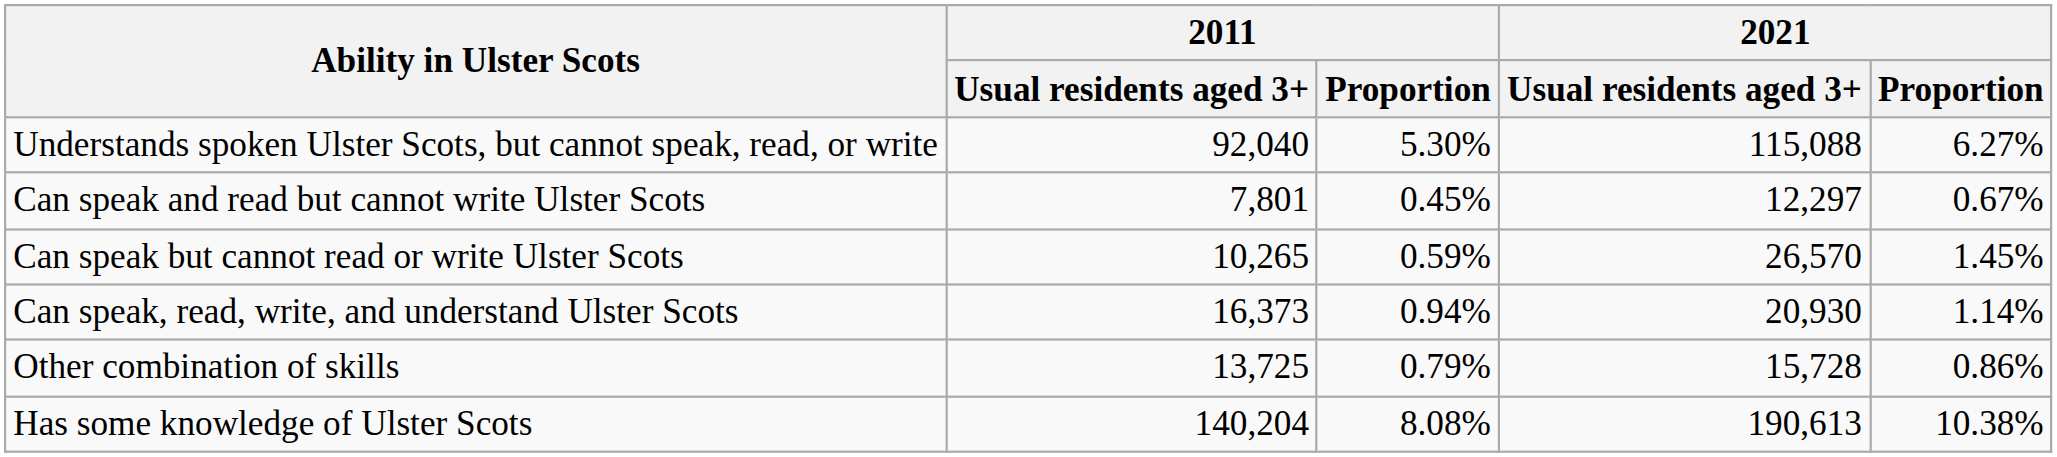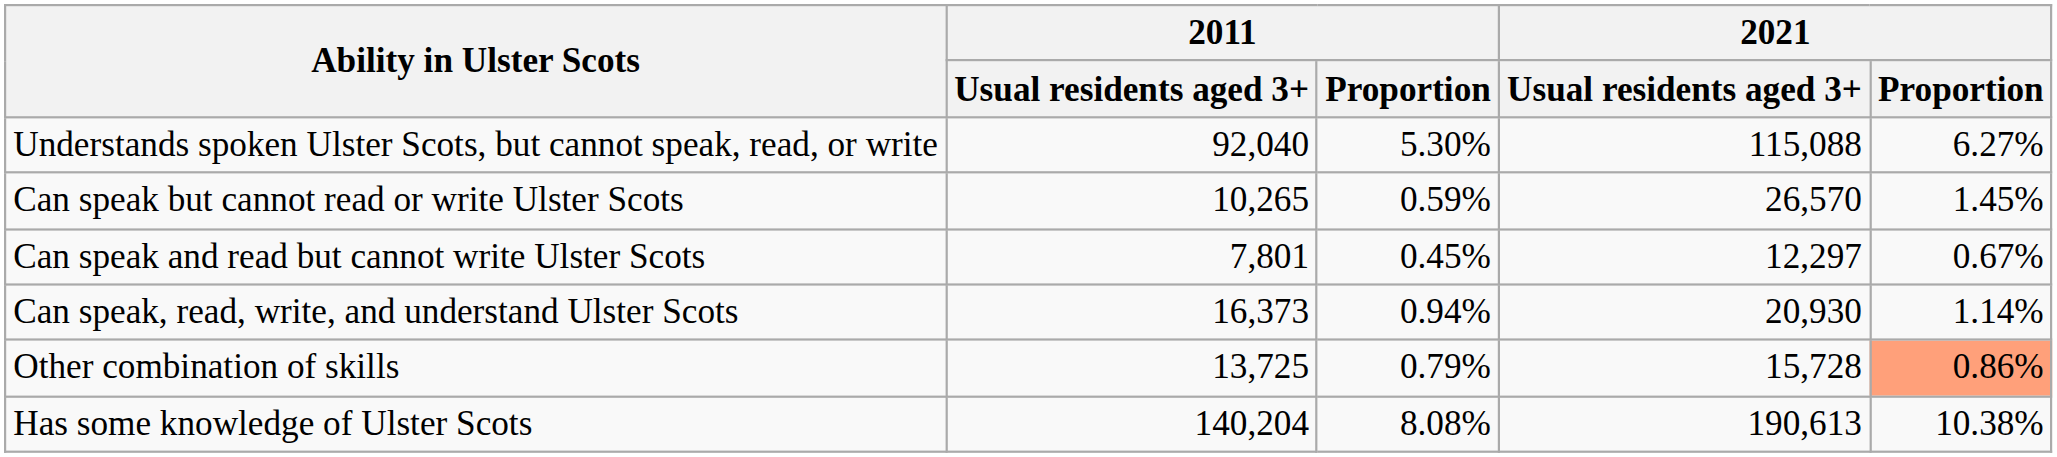rows swapped: (349, 255) <-> (359, 199)
(1998, 367) no background -> (1998, 367) lightsalmon background
